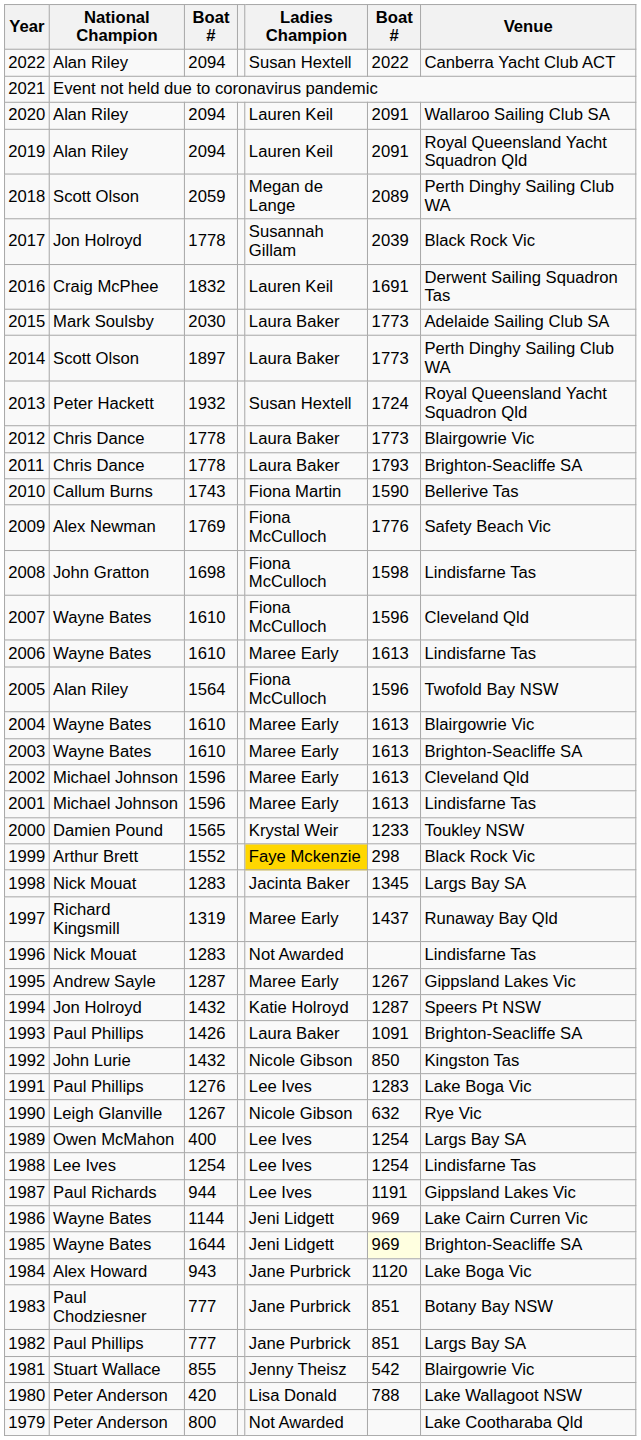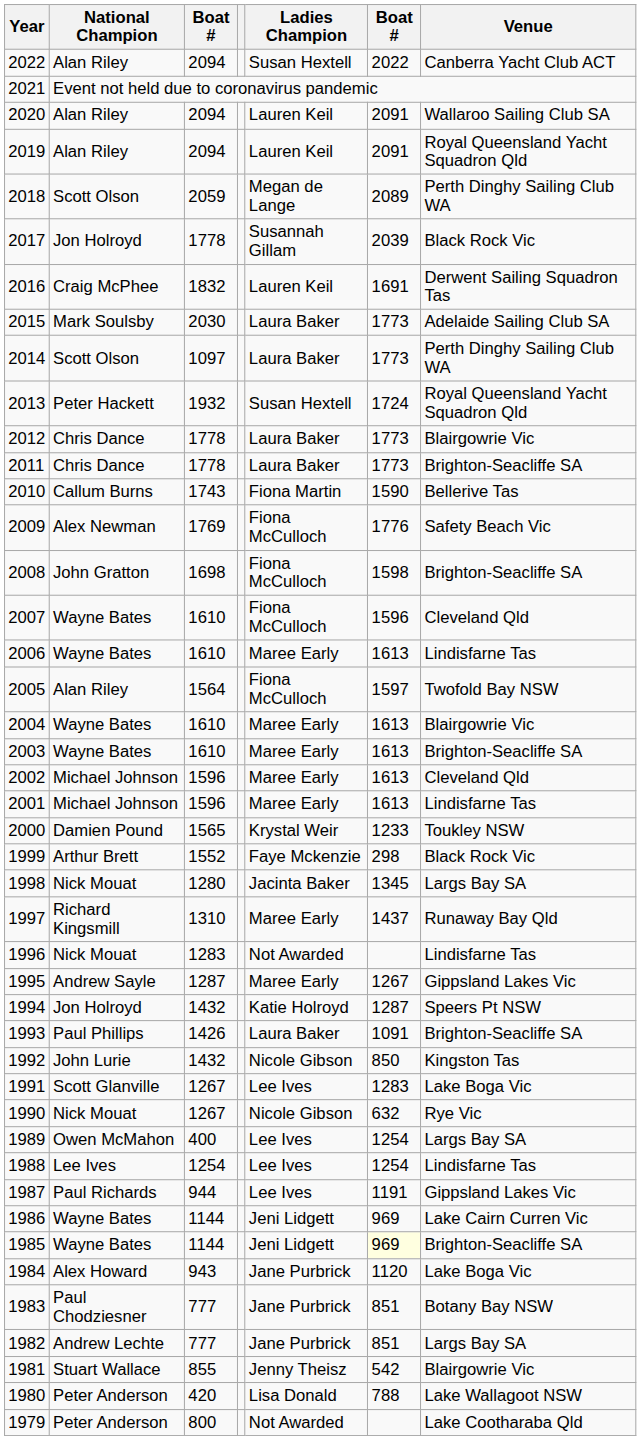(207, 358) 1897 -> (207, 358) 1097
(390, 465) 1793 -> (390, 465) 1773
(480, 572) Lindisfarne Tas -> (503, 572) Brighton-Seacliffe SA
(390, 689) 1596 -> (390, 689) 1597
(305, 856) gold background -> (305, 856) no background
(207, 883) 1283 -> (207, 883) 1280
(207, 919) 1319 -> (207, 919) 1310
(98, 1086) Paul Phillips -> (106, 1086) Scott Glanville
(207, 1086) 1276 -> (207, 1086) 1267
(108, 1113) Leigh Glanville -> (95, 1113) Nick Mouat
(207, 1245) 1644 -> (206, 1245) 1144
(98, 1343) Paul Phillips -> (109, 1343) Andrew Lechte
